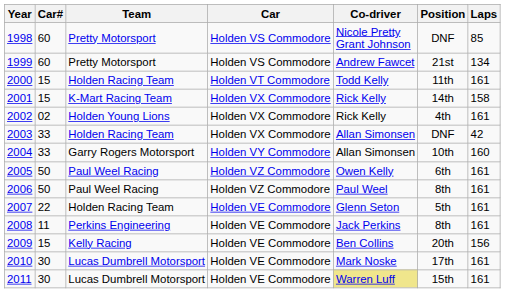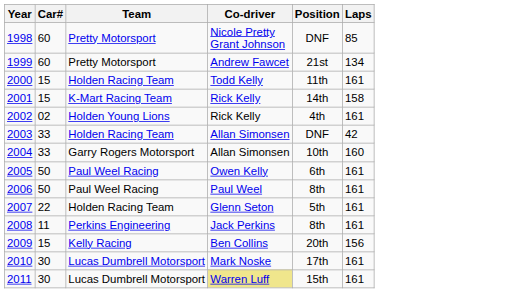- column: (270, 14)
